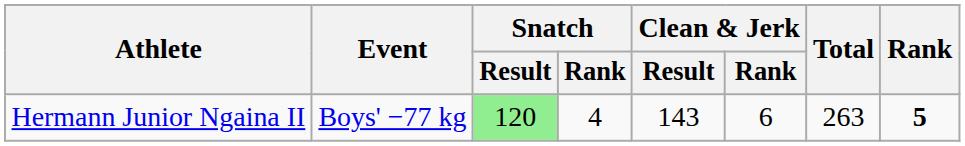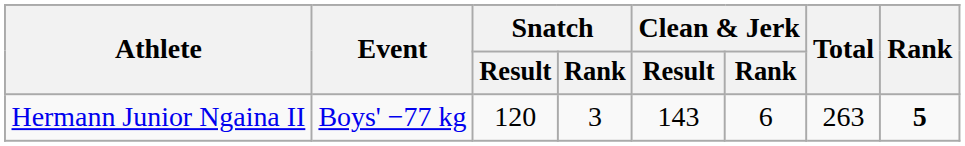(515, 117) lightgreen background -> (515, 117) no background
(595, 117) 4 -> (595, 117) 3
